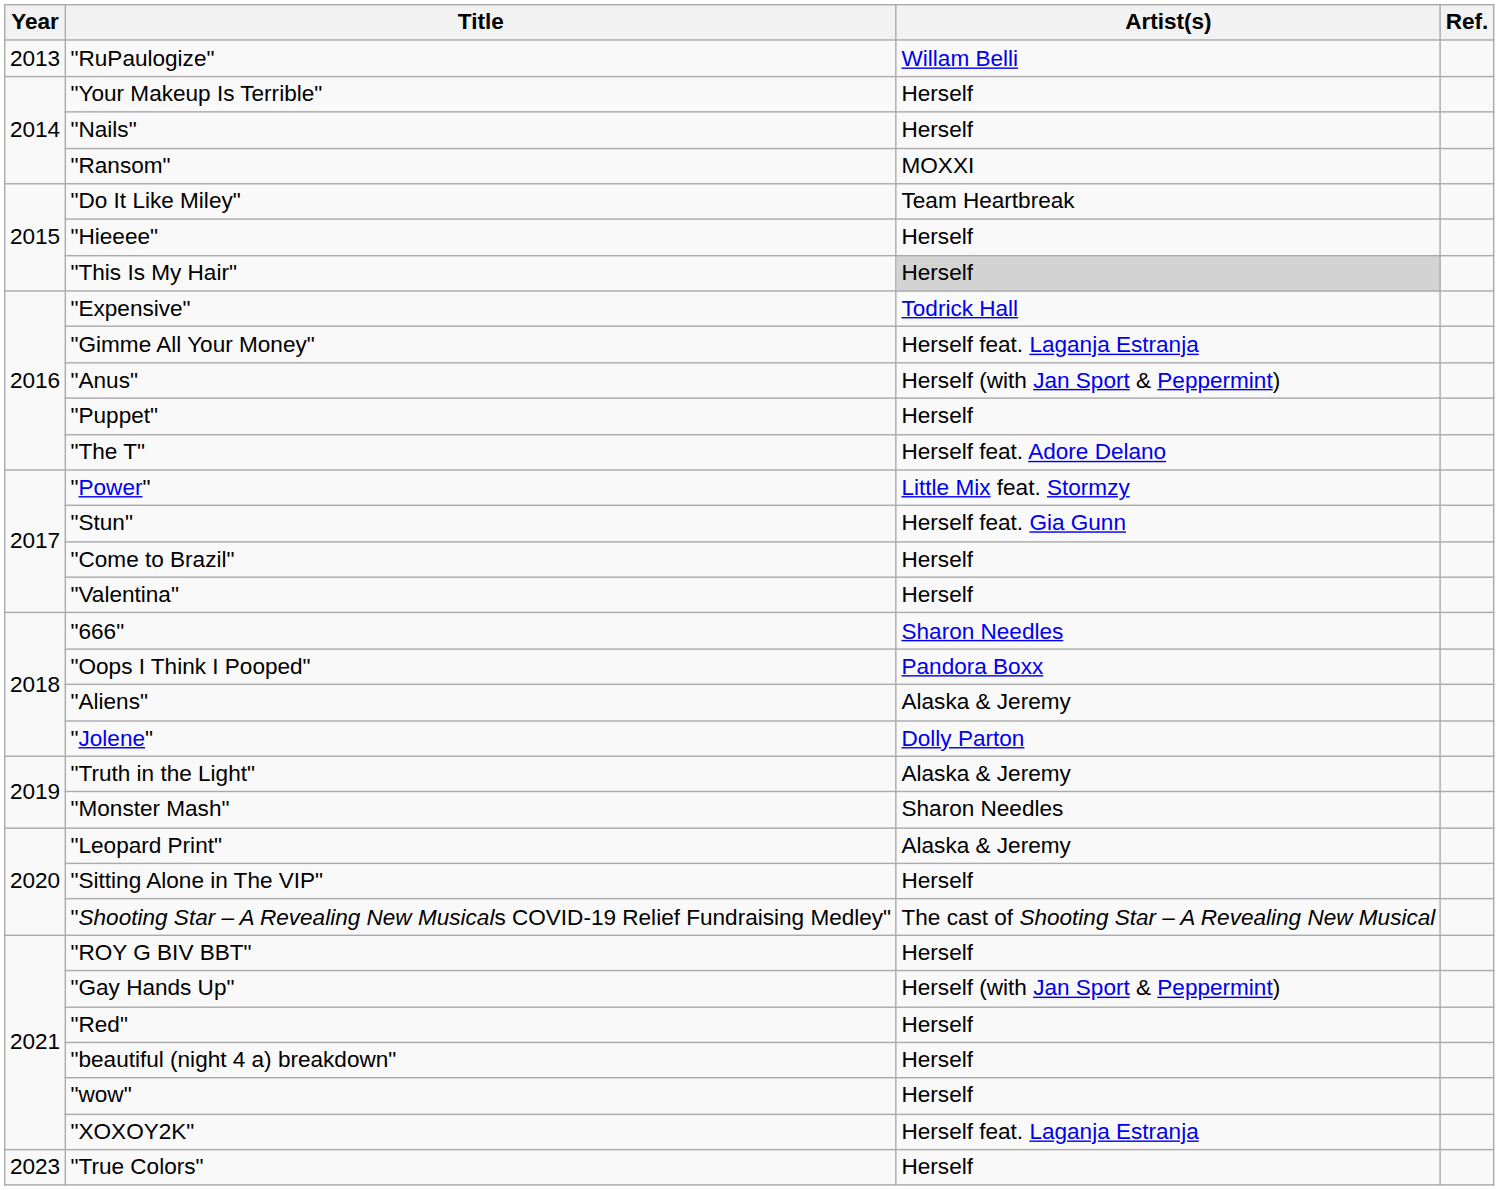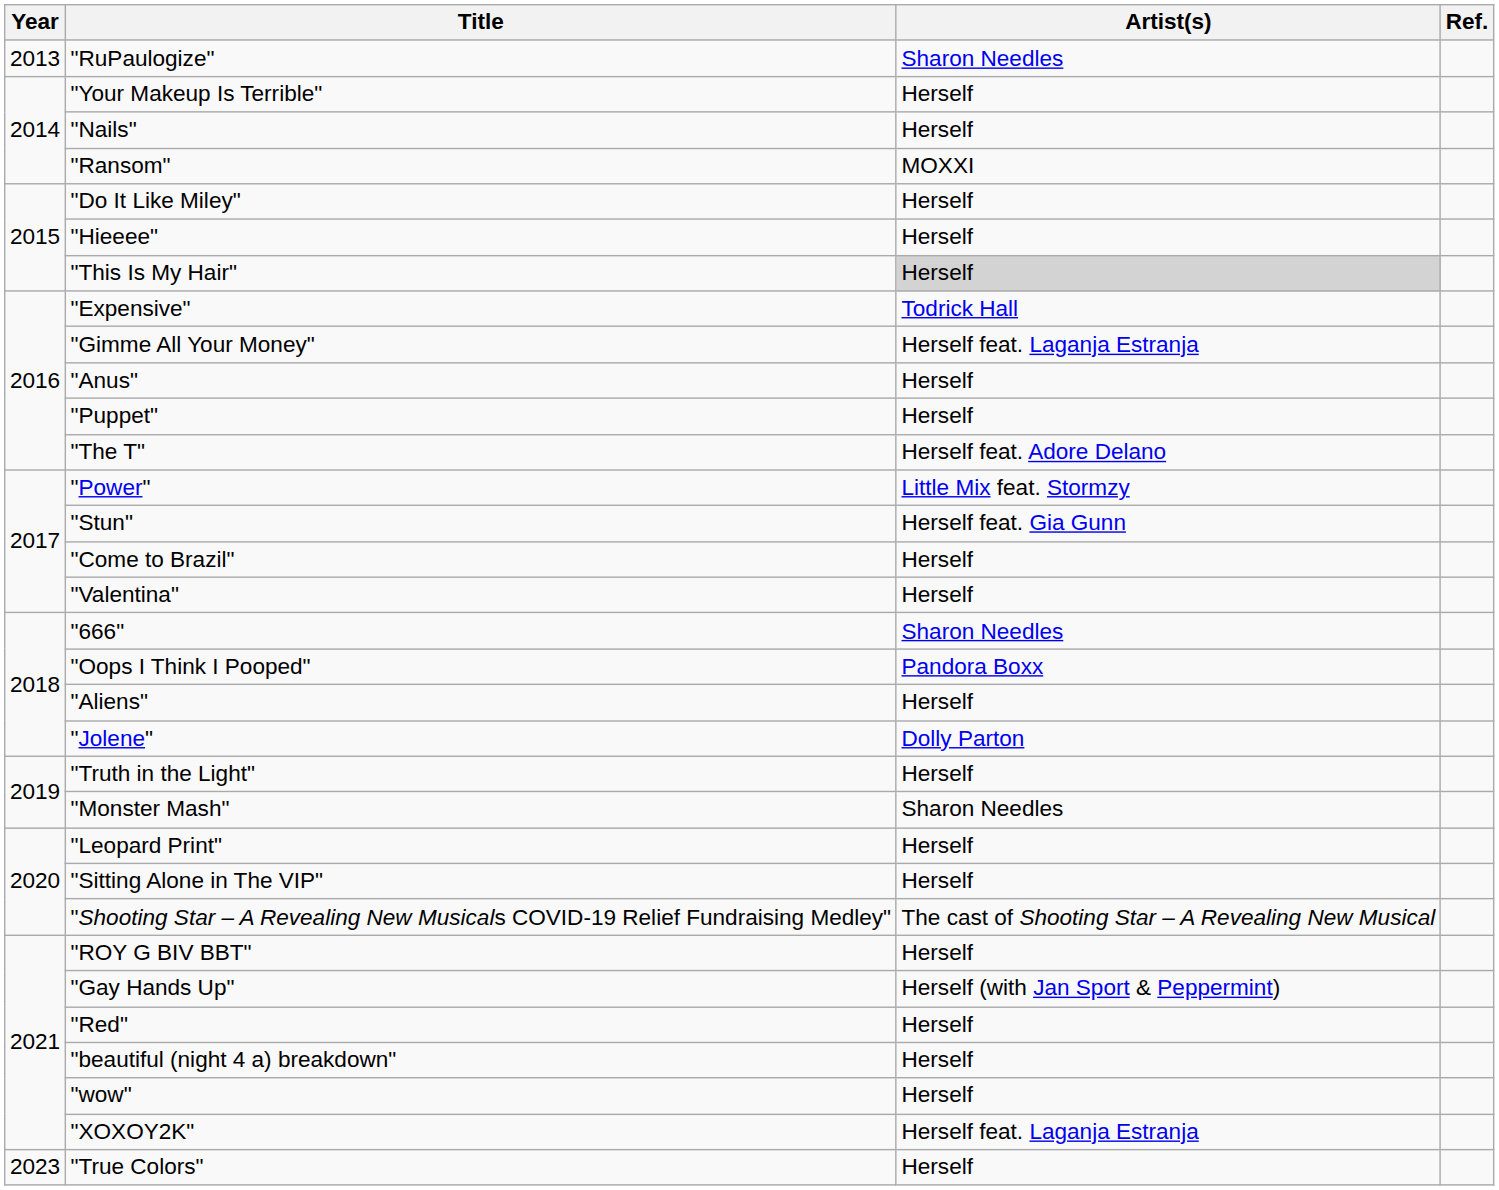(960, 58) Willam Belli -> (982, 58) Sharon Needles
(988, 201) Team Heartbreak -> (937, 201) Herself
(1091, 380) Herself (with Jan Sport & Peppermint) -> (937, 380) Herself
(986, 702) Alaska & Jeremy -> (937, 702) Herself
(986, 773) Alaska & Jeremy -> (937, 773) Herself
(986, 845) Alaska & Jeremy -> (937, 845) Herself
